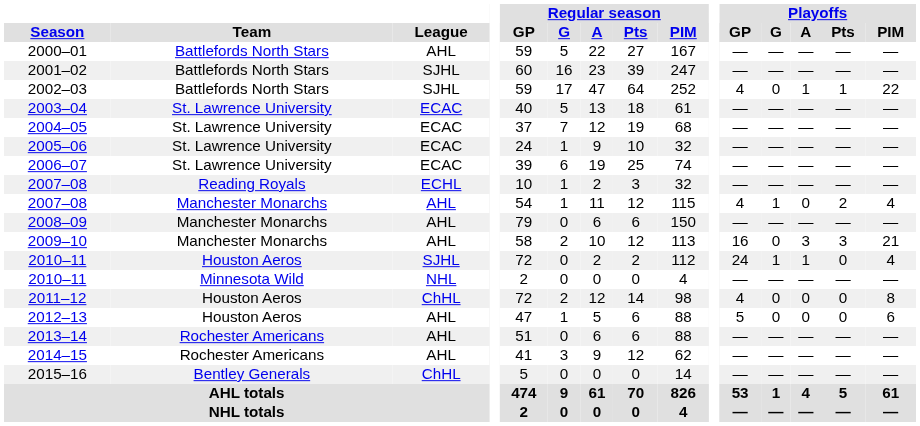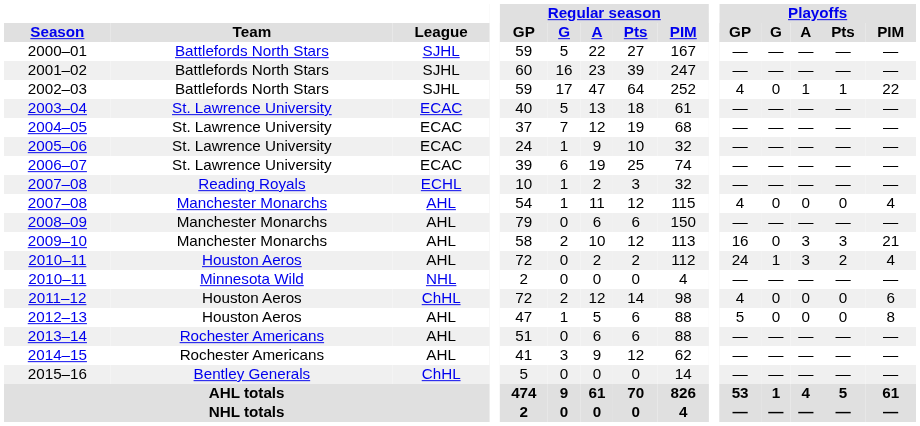(441, 51) AHL -> (441, 51) SJHL
(776, 203) 1 -> (776, 203) 0
(843, 203) 2 -> (843, 203) 0
(441, 260) SJHL -> (441, 260) AHL
(806, 260) 1 -> (806, 260) 3
(843, 260) 0 -> (843, 260) 2
(891, 298) 8 -> (891, 298) 6
(891, 317) 6 -> (891, 317) 8
